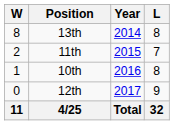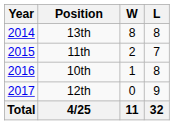columns swapped: (127, 14) <-> (17, 14)
